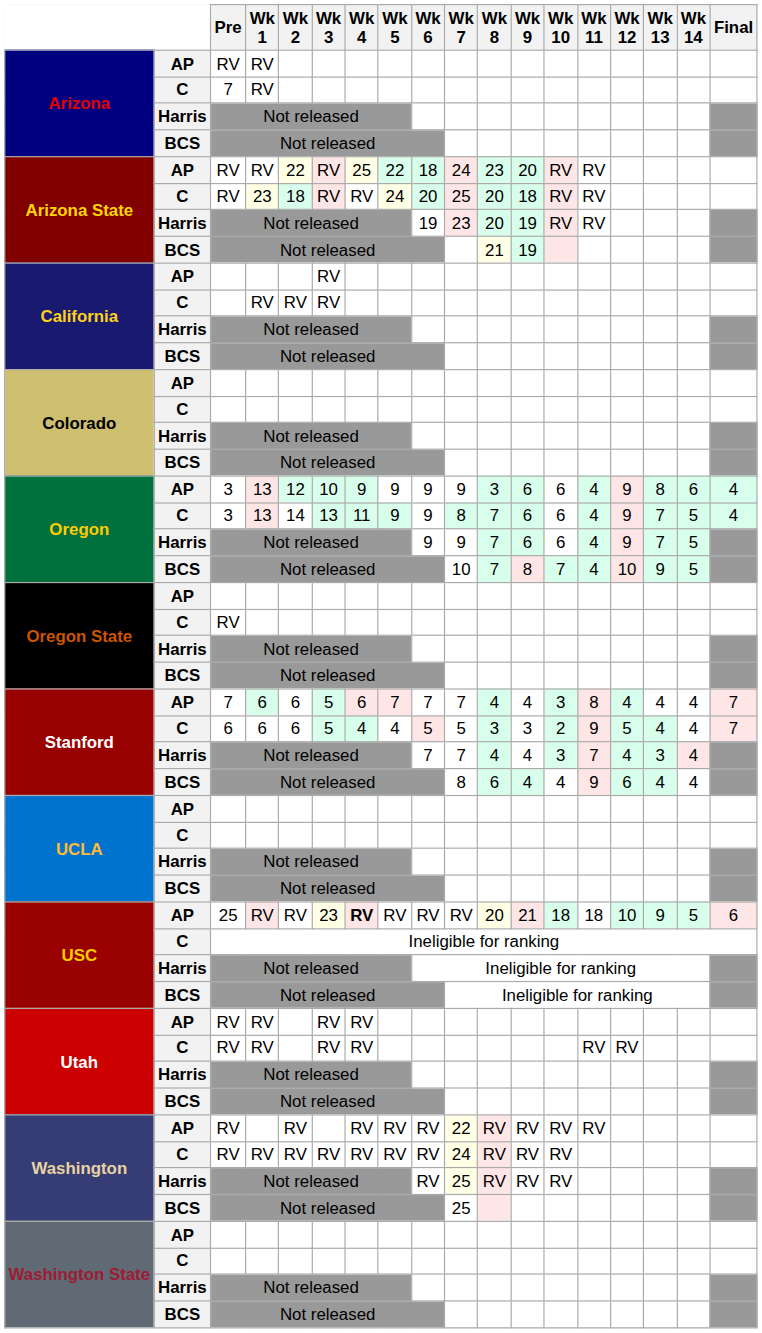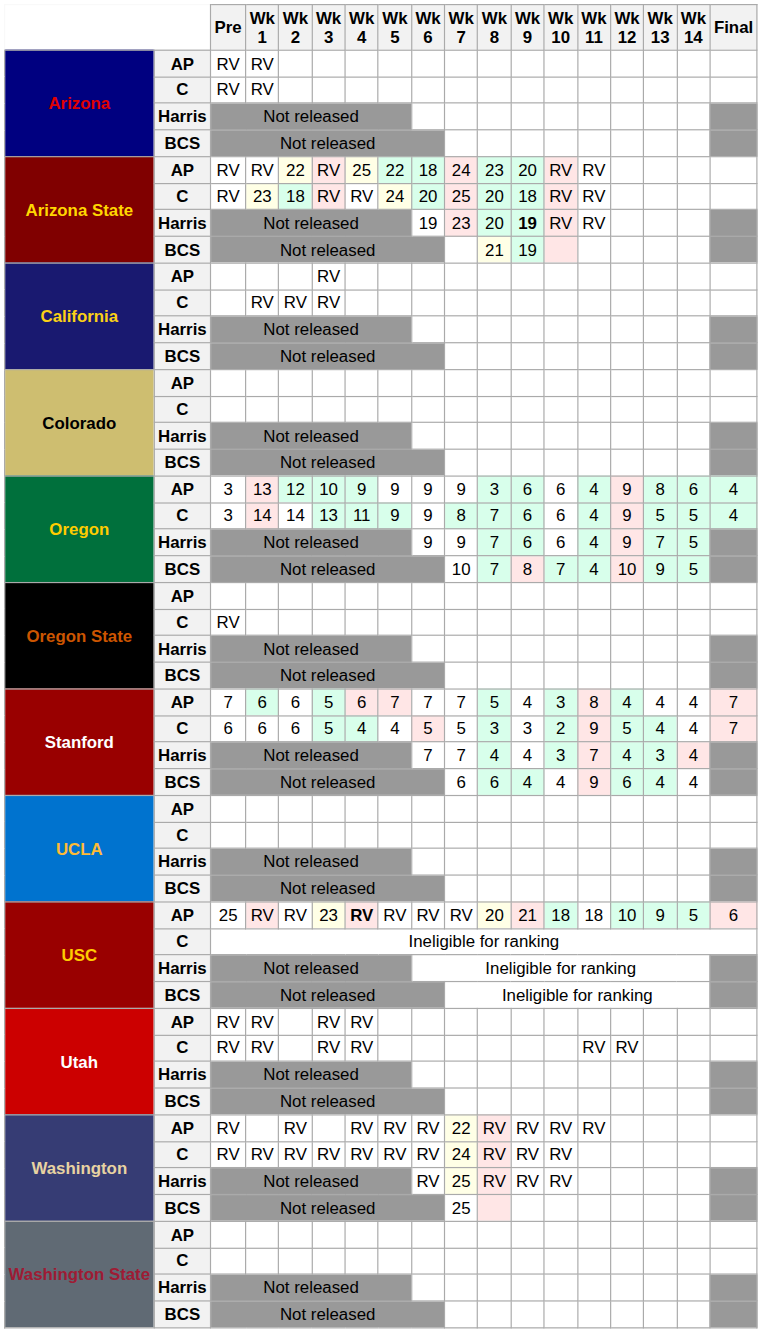(228, 90) 7 -> (228, 90) RV
(528, 223) normal -> (528, 223) bold
(262, 516) 13 -> (262, 516) 14
(660, 516) 7 -> (660, 516) 5
(494, 702) 4 -> (494, 702) 5
(461, 782) 8 -> (461, 782) 6
